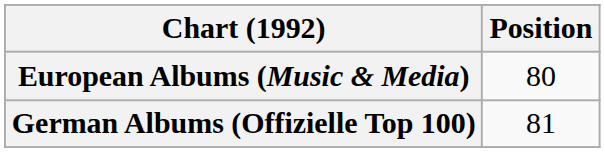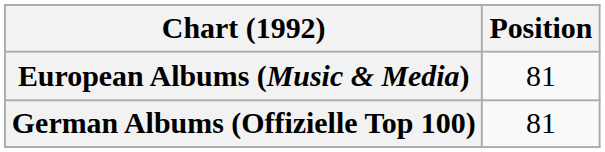(541, 75) 80 -> (541, 75) 81
